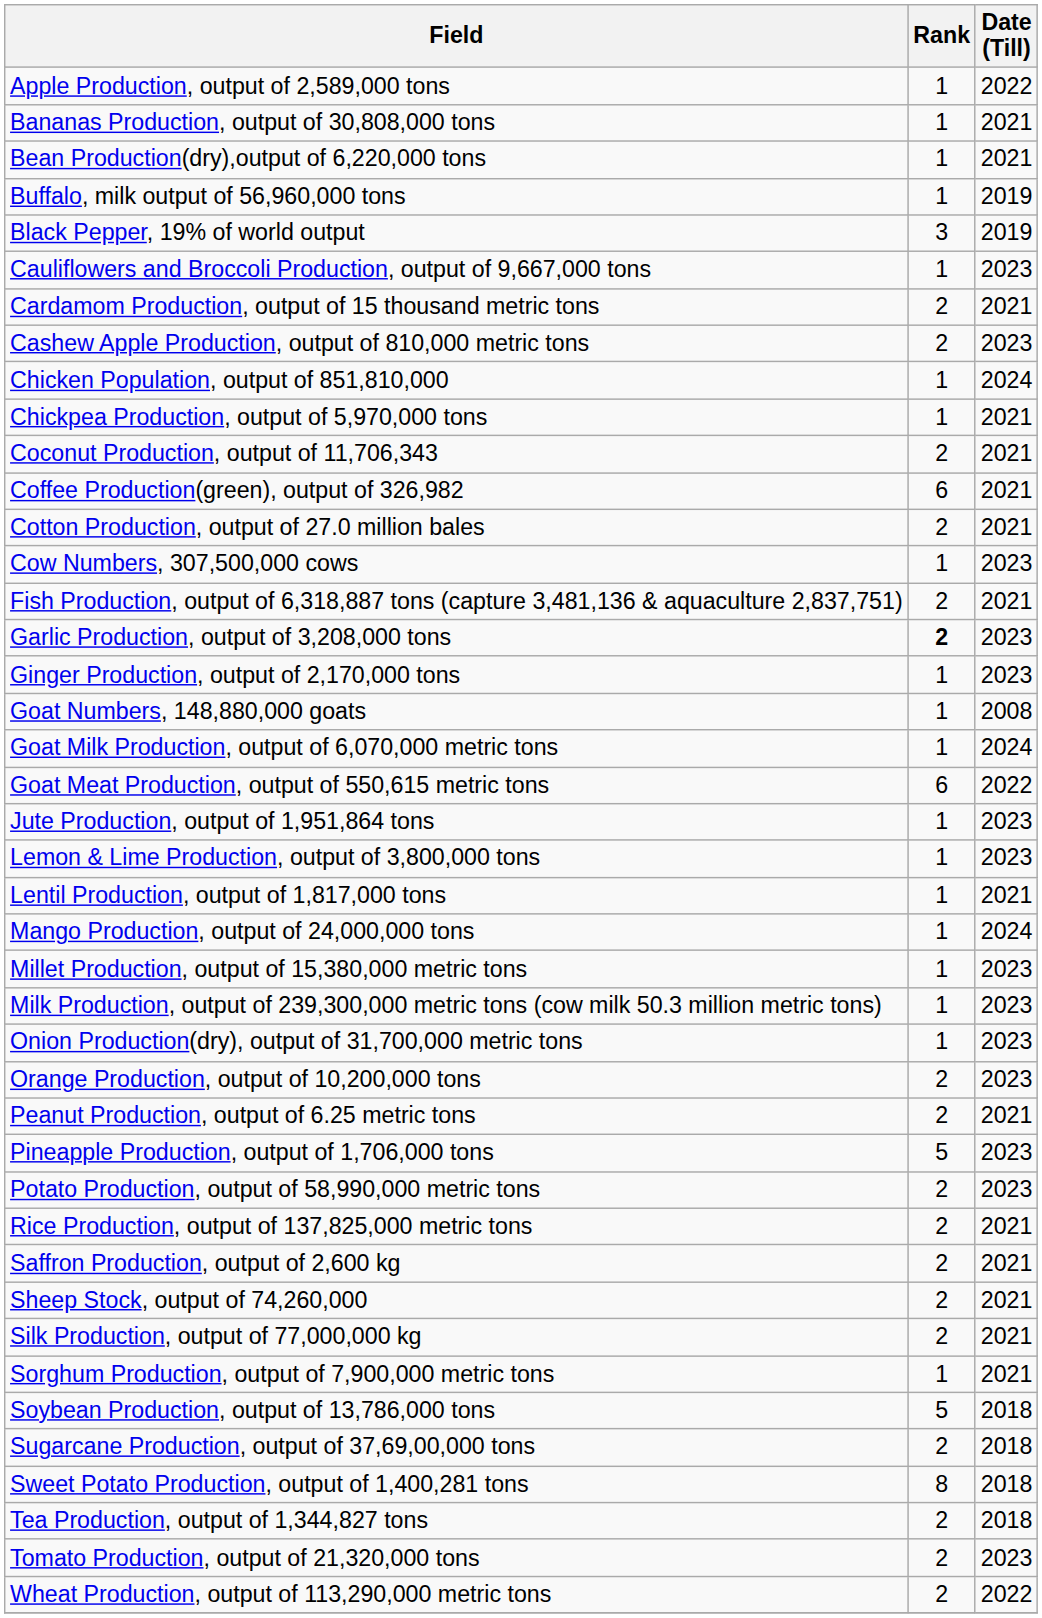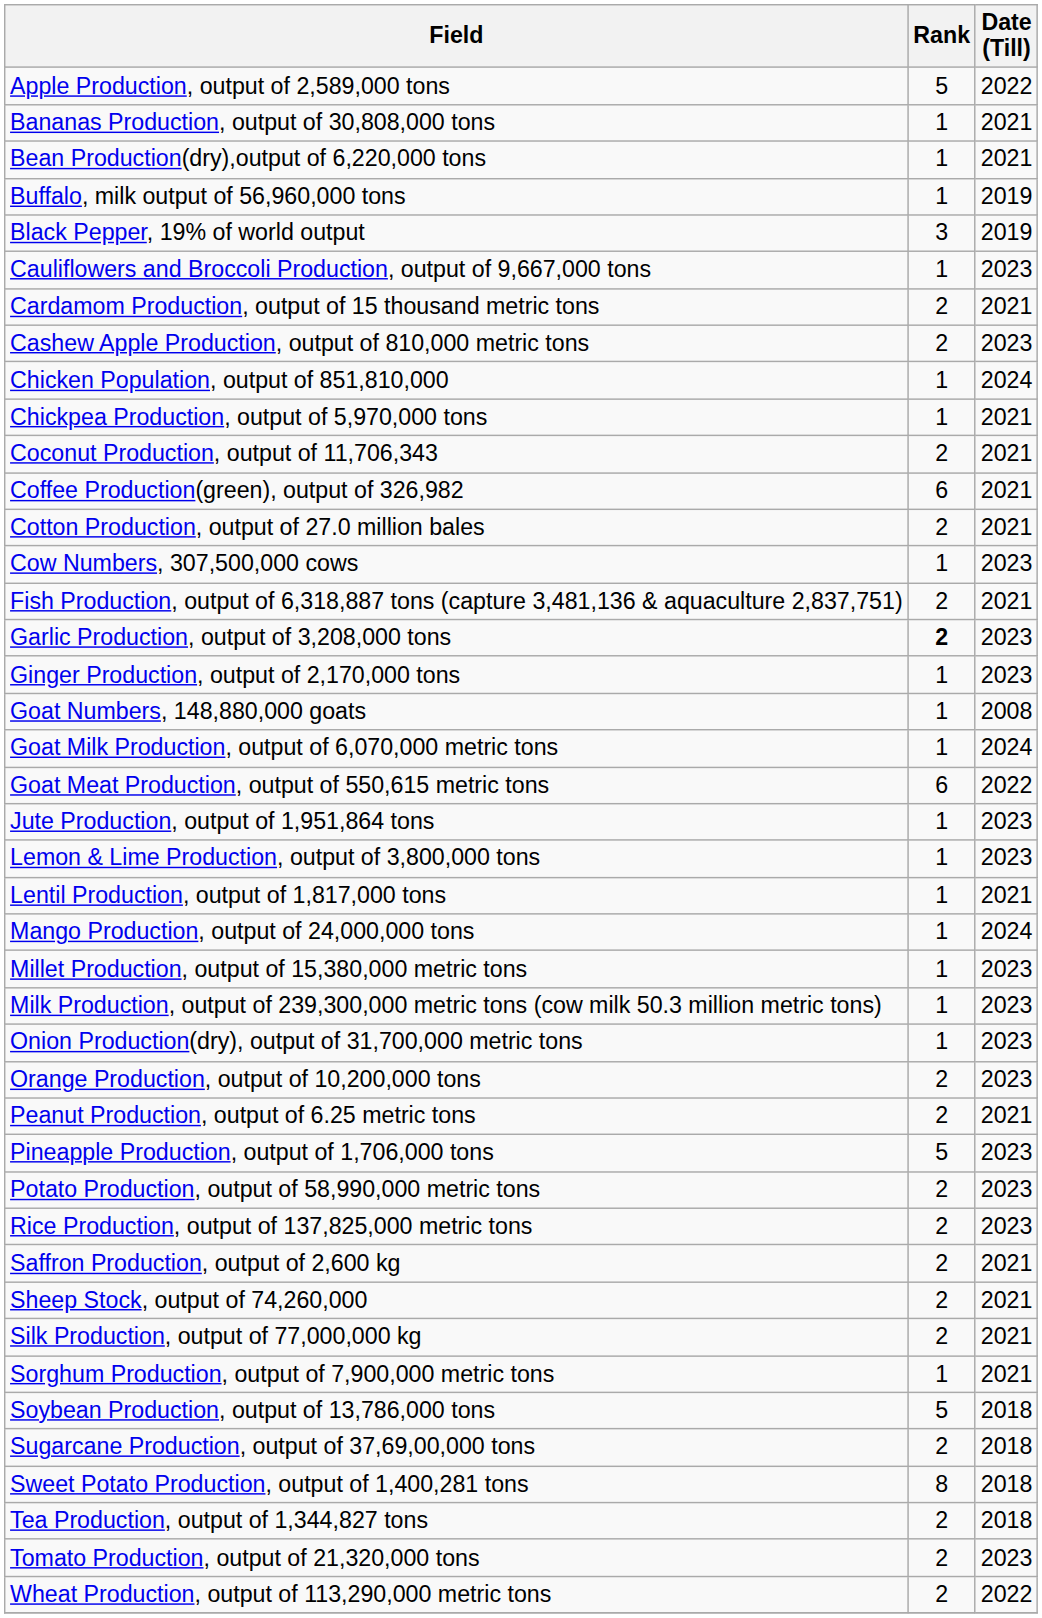(942, 85) 1 -> (942, 85) 5
(1007, 1226) 2021 -> (1007, 1226) 2023
